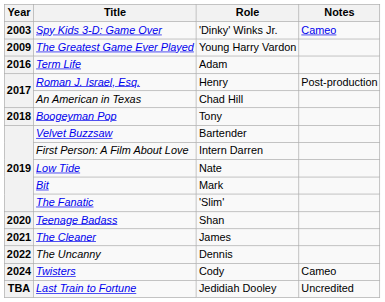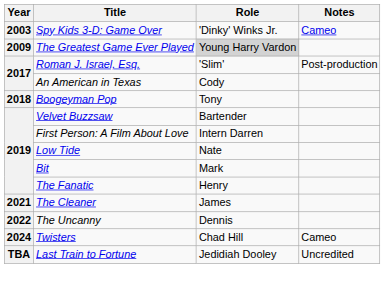(248, 47) no background -> (248, 47) lightgrey background
- row: (59, 64)
(213, 82) Henry -> (212, 64) 'Slim'
(221, 99) Chad Hill -> (212, 82) Cody
(212, 202) 'Slim' -> (213, 185) Henry
- row: (77, 220)
(212, 271) Cody -> (221, 237) Chad Hill
